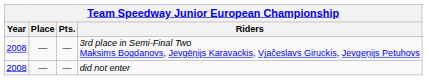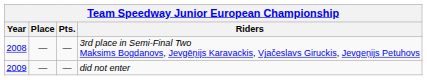(17, 68) 2008 -> (17, 68) 2009
